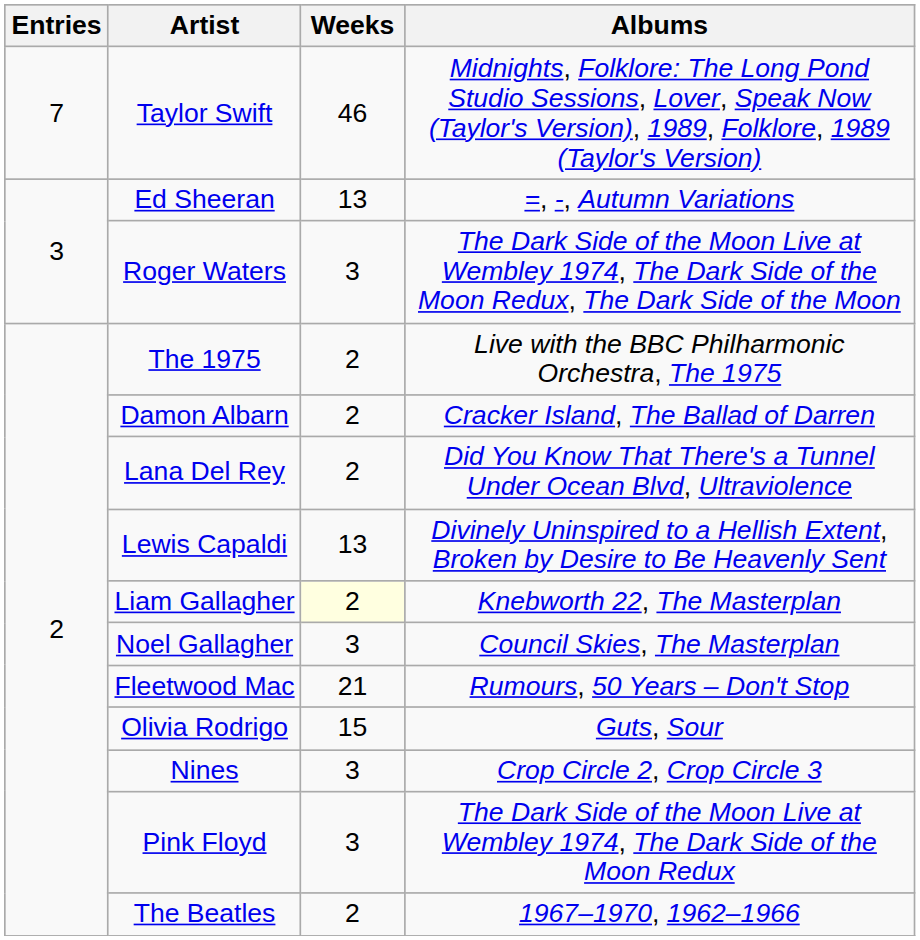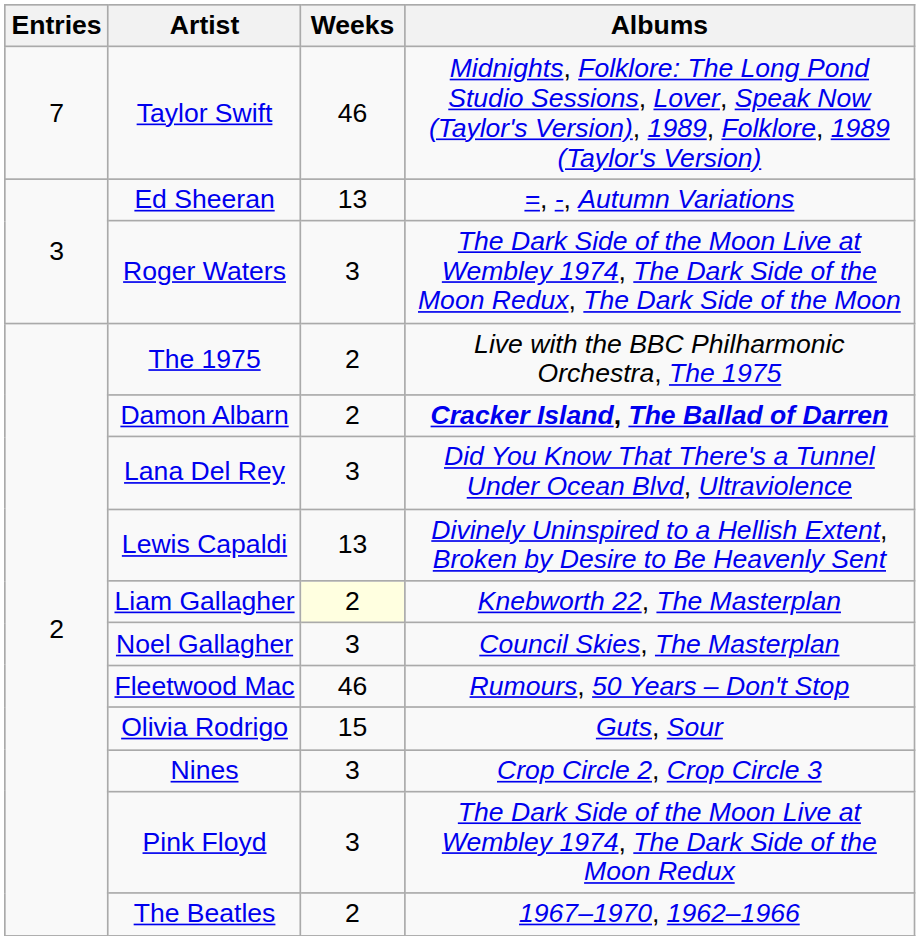(659, 415) normal -> (659, 415) bold
(352, 472) 2 -> (352, 472) 3
(352, 685) 21 -> (352, 685) 46
